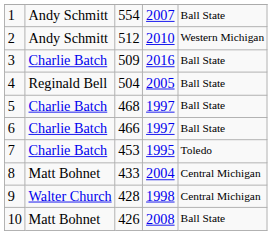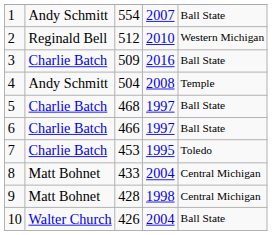(68, 38) Andy Schmitt -> (68, 38) Reginald Bell
(68, 83) Reginald Bell -> (68, 83) Andy Schmitt
(160, 83) 2005 -> (160, 83) 2008
(203, 83) Ball State -> (198, 83) Temple
(70, 196) Walter Church -> (64, 196) Matt Bohnet
(64, 219) Matt Bohnet -> (70, 219) Walter Church
(160, 219) 2008 -> (160, 219) 2004
